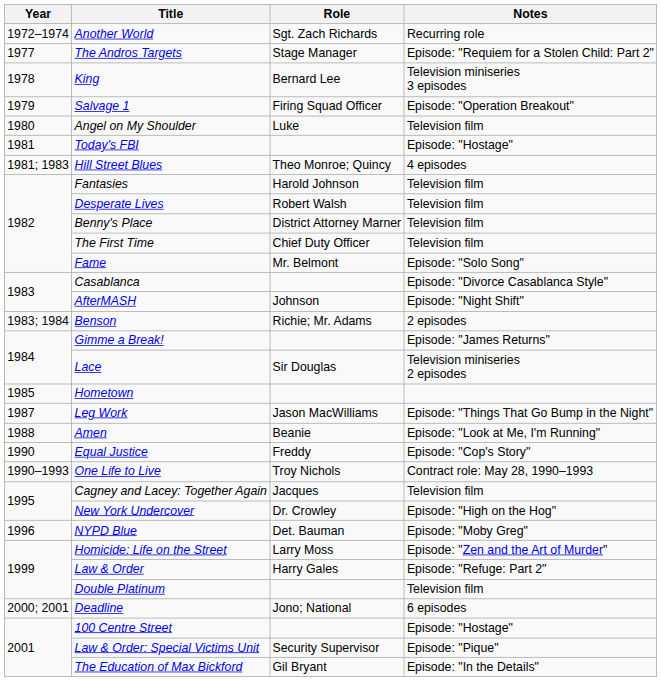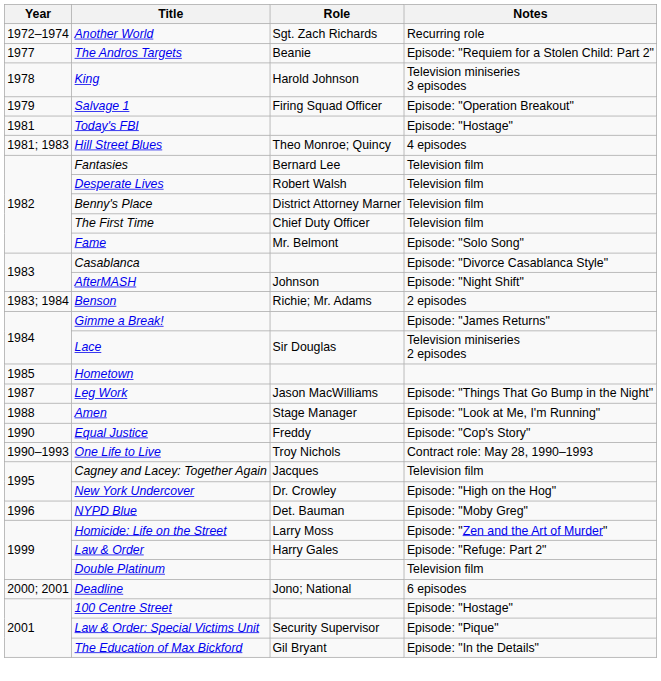(315, 53) Stage Manager -> (292, 53) Beanie
(306, 79) Bernard Lee -> (316, 79) Harold Johnson
- row: (135, 125)
(316, 184) Harold Johnson -> (306, 164) Bernard Lee
(292, 432) Beanie -> (315, 413) Stage Manager
